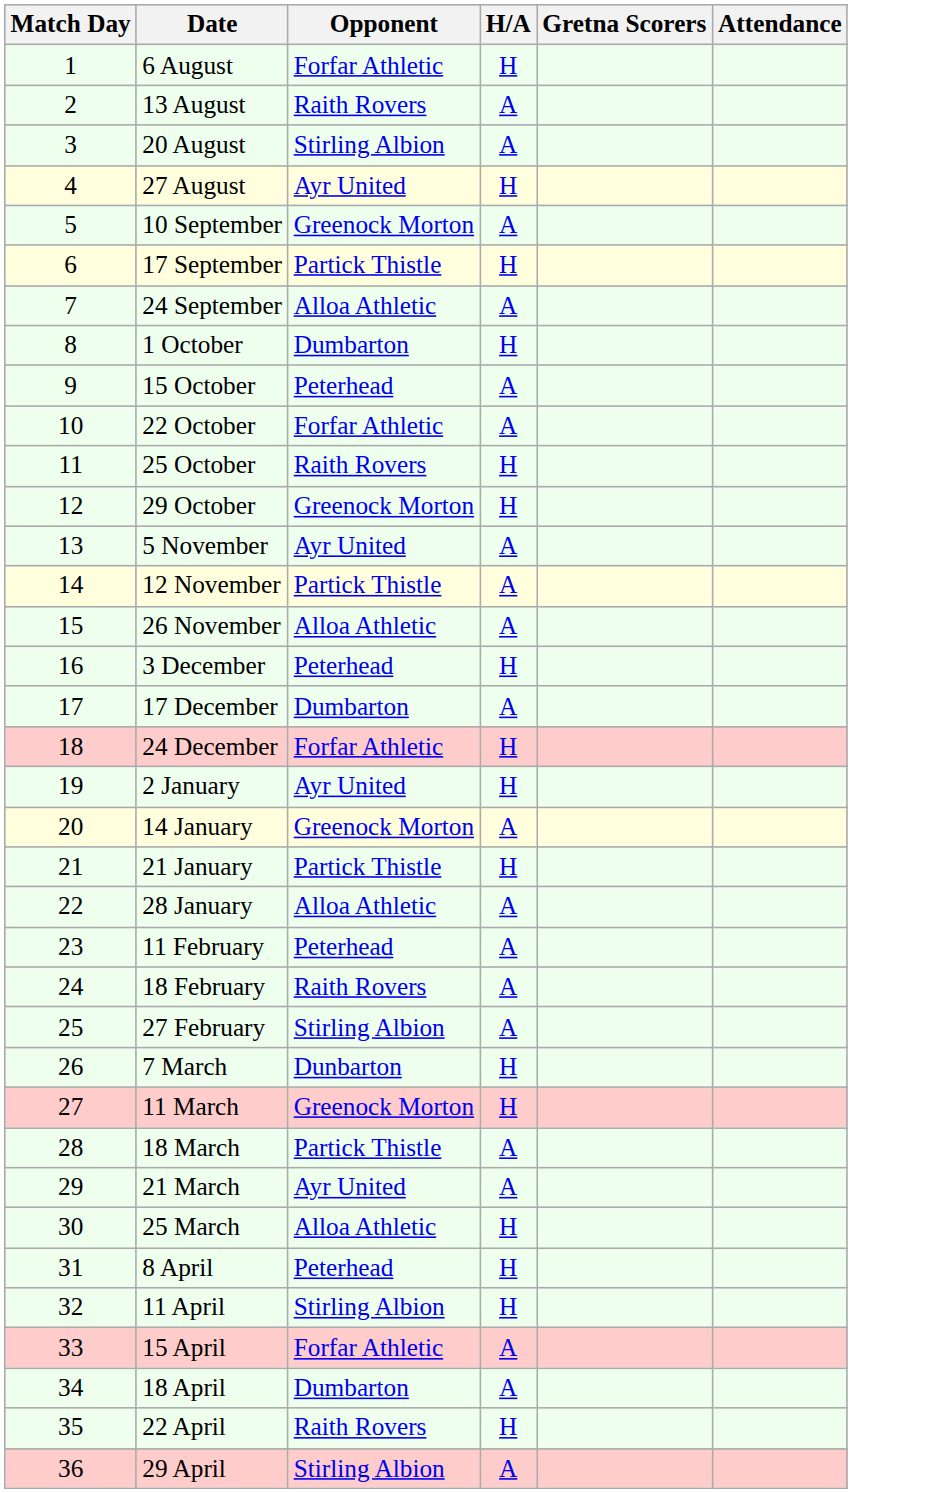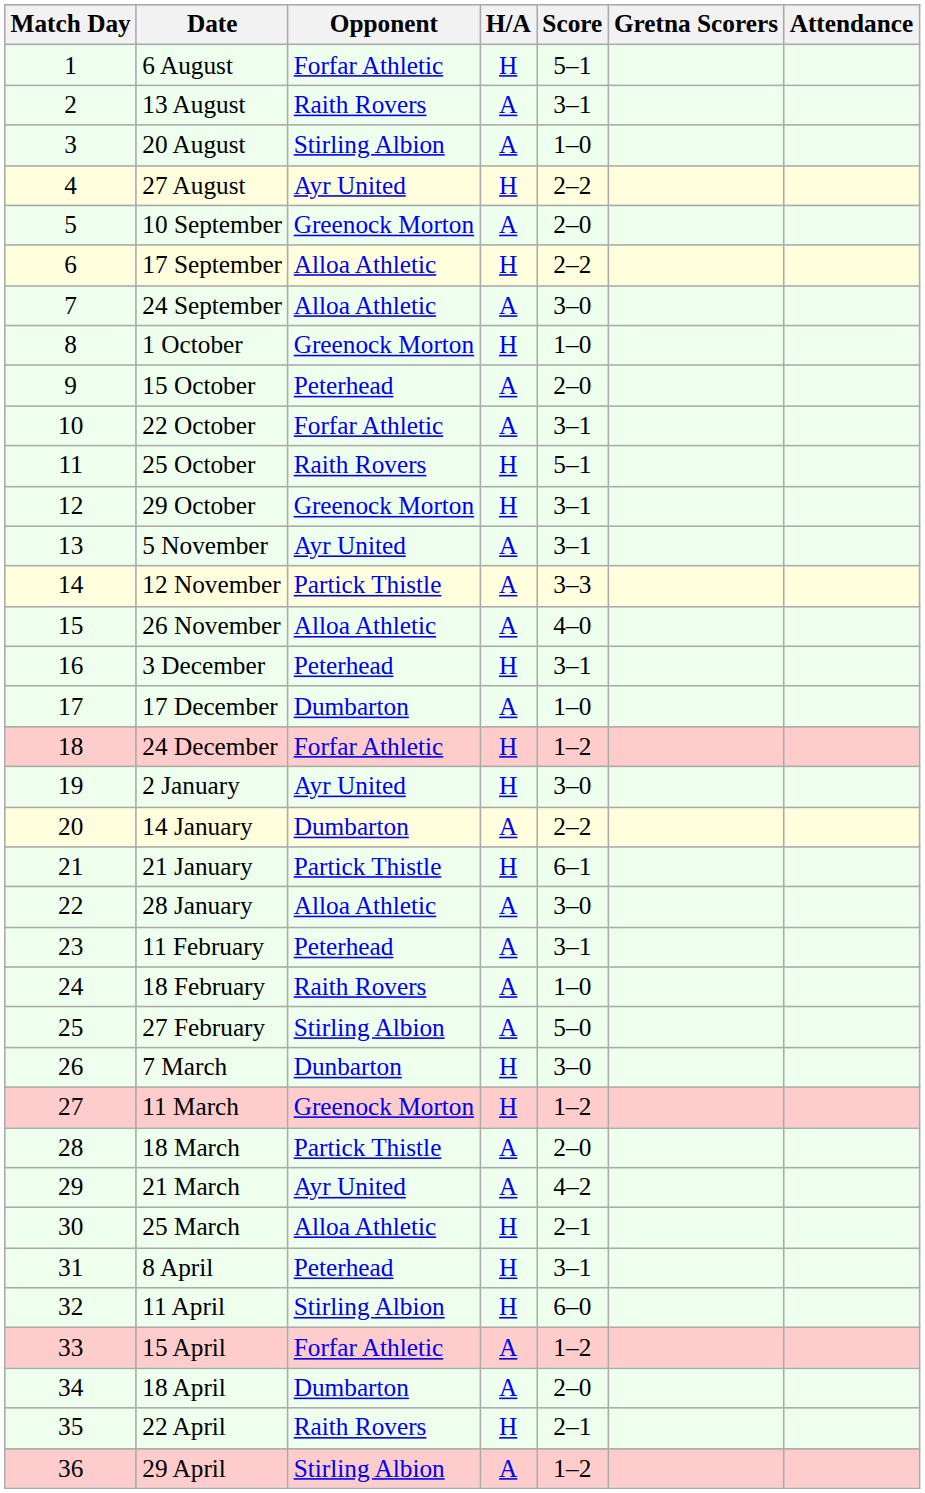+ column: (572, 24)
(368, 265) Partick Thistle -> (365, 265) Alloa Athletic
(351, 345) Dumbarton -> (384, 345) Greenock Morton
(384, 826) Greenock Morton -> (351, 826) Dumbarton
